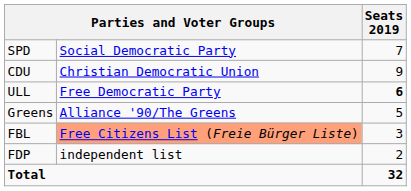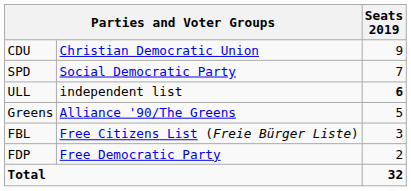rows swapped: (19, 71) <-> (19, 50)
(140, 92) Free Democratic Party -> (121, 92) independent list
(209, 133) lightsalmon background -> (209, 133) no background
(121, 154) independent list -> (140, 154) Free Democratic Party
